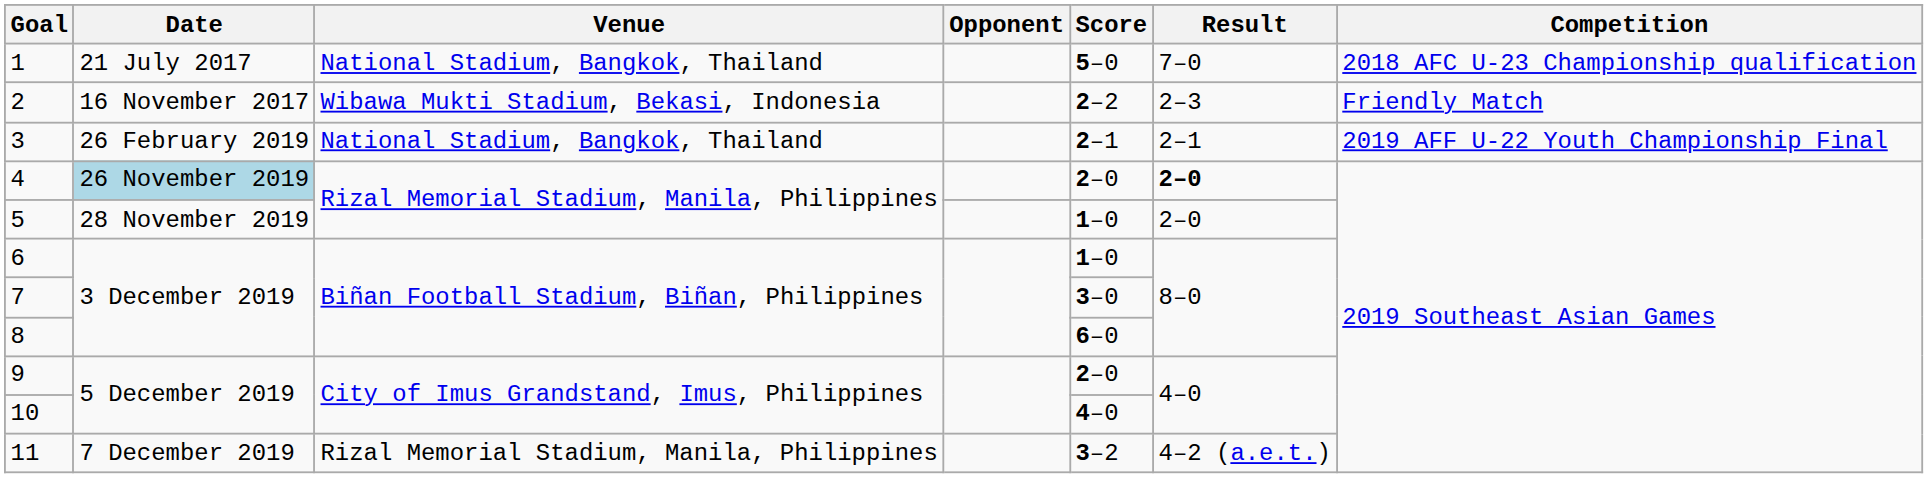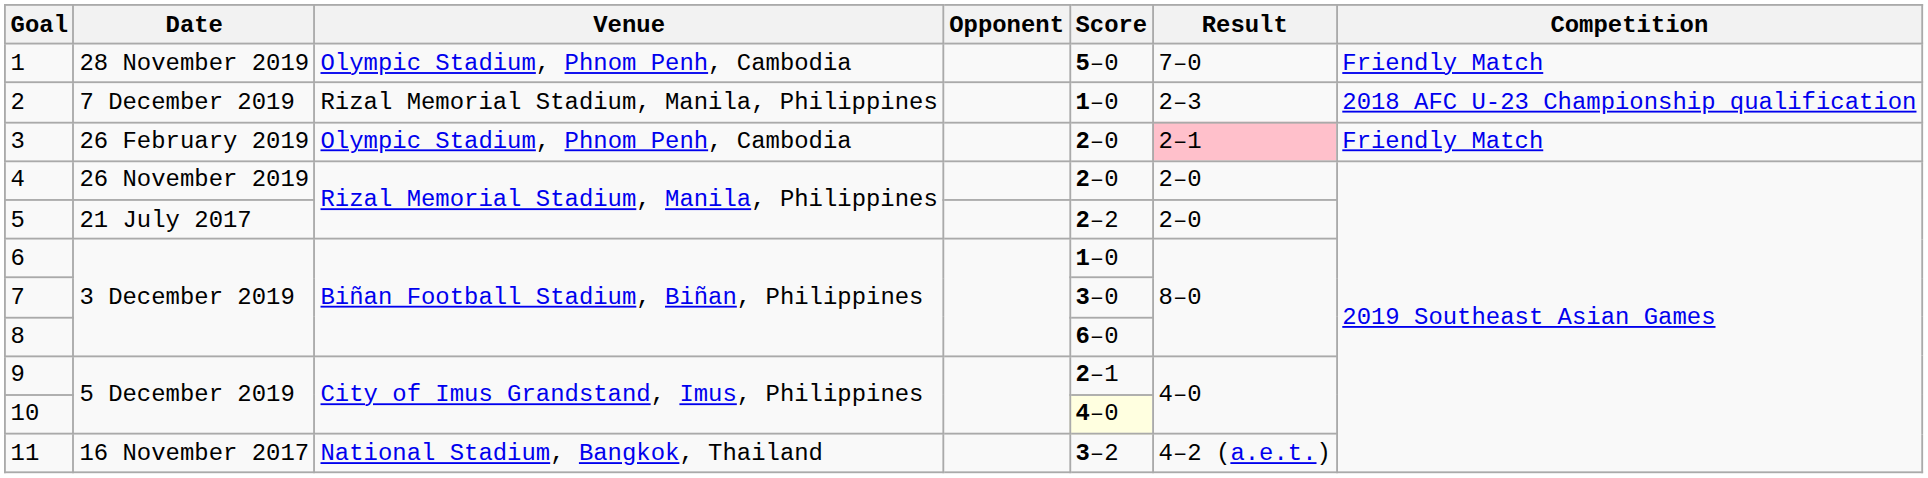(166, 63) 21 July 2017 -> (194, 63) 28 November 2019
(572, 63) National Stadium, Bangkok, Thailand -> (586, 63) Olympic Stadium, Phnom Penh, Cambodia
(1629, 63) 2018 AFC U-23 Championship qualification -> (1443, 63) Friendly Match
(194, 102) 16 November 2017 -> (187, 102) 7 December 2019
(600, 102) Wibawa Mukti Stadium, Bekasi, Indonesia -> (629, 102) Rizal Memorial Stadium, Manila, Philippines
(1097, 102) 2–2 -> (1097, 102) 1–0
(1443, 102) Friendly Match -> (1629, 102) 2018 AFC U-23 Championship qualification
(572, 141) National Stadium, Bangkok, Thailand -> (586, 141) Olympic Stadium, Phnom Penh, Cambodia
(1097, 141) 2–1 -> (1097, 141) 2–0
(1180, 141) no background -> (1180, 141) pink background
(1615, 141) 2019 AFF U-22 Youth Championship Final -> (1443, 141) Friendly Match
(194, 180) lightblue background -> (194, 180) no background
(1180, 180) bold -> (1180, 180) normal
(194, 219) 28 November 2019 -> (166, 219) 21 July 2017
(1097, 219) 1–0 -> (1097, 219) 2–2
(1097, 375) 2–0 -> (1097, 375) 2–1
(1097, 414) no background -> (1097, 414) lightyellow background
(187, 453) 7 December 2019 -> (194, 453) 16 November 2017
(629, 453) Rizal Memorial Stadium, Manila, Philippines -> (572, 453) National Stadium, Bangkok, Thailand
